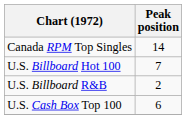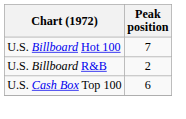- row: (70, 47)
